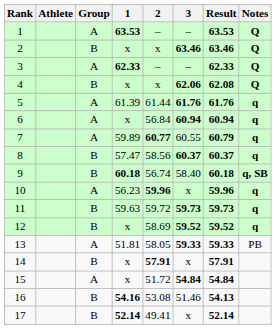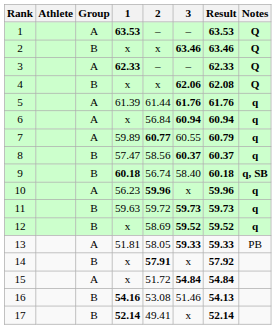(221, 262) 57.91 -> (221, 262) 57.92
